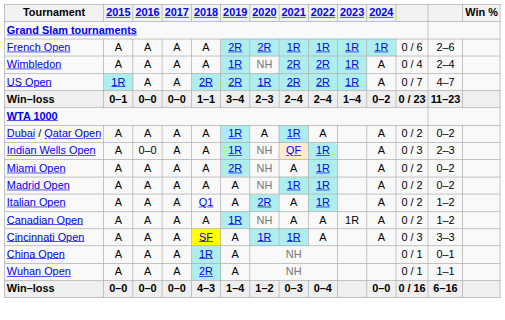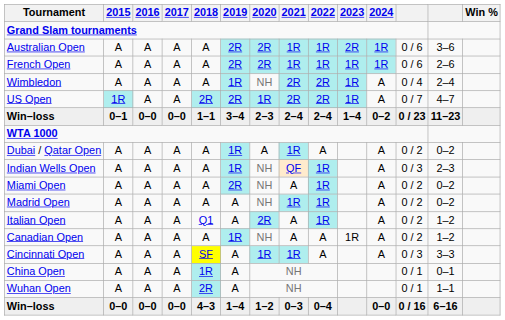+ row: (46, 47)
(148, 151) 0–0 -> (148, 168) A
